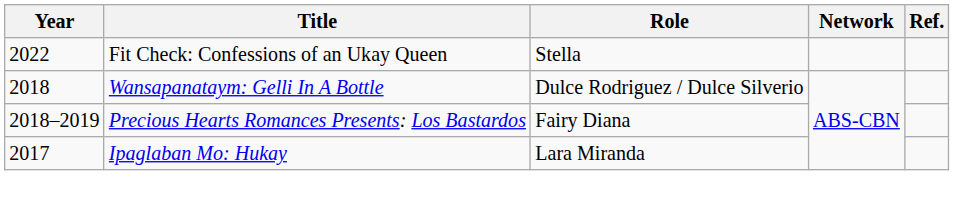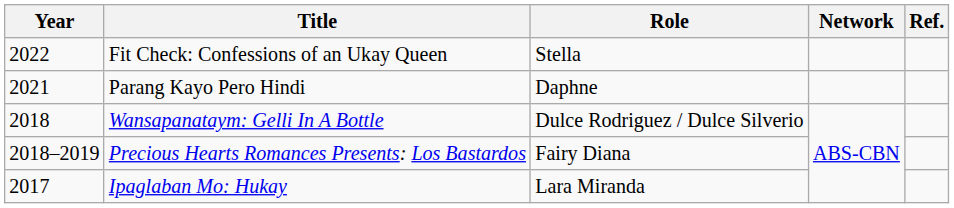+ row: (207, 87)
